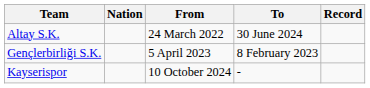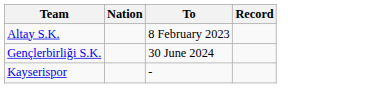- column: (190, 14)
(270, 33) 30 June 2024 -> (189, 33) 8 February 2023
(277, 53) 8 February 2023 -> (181, 53) 30 June 2024
